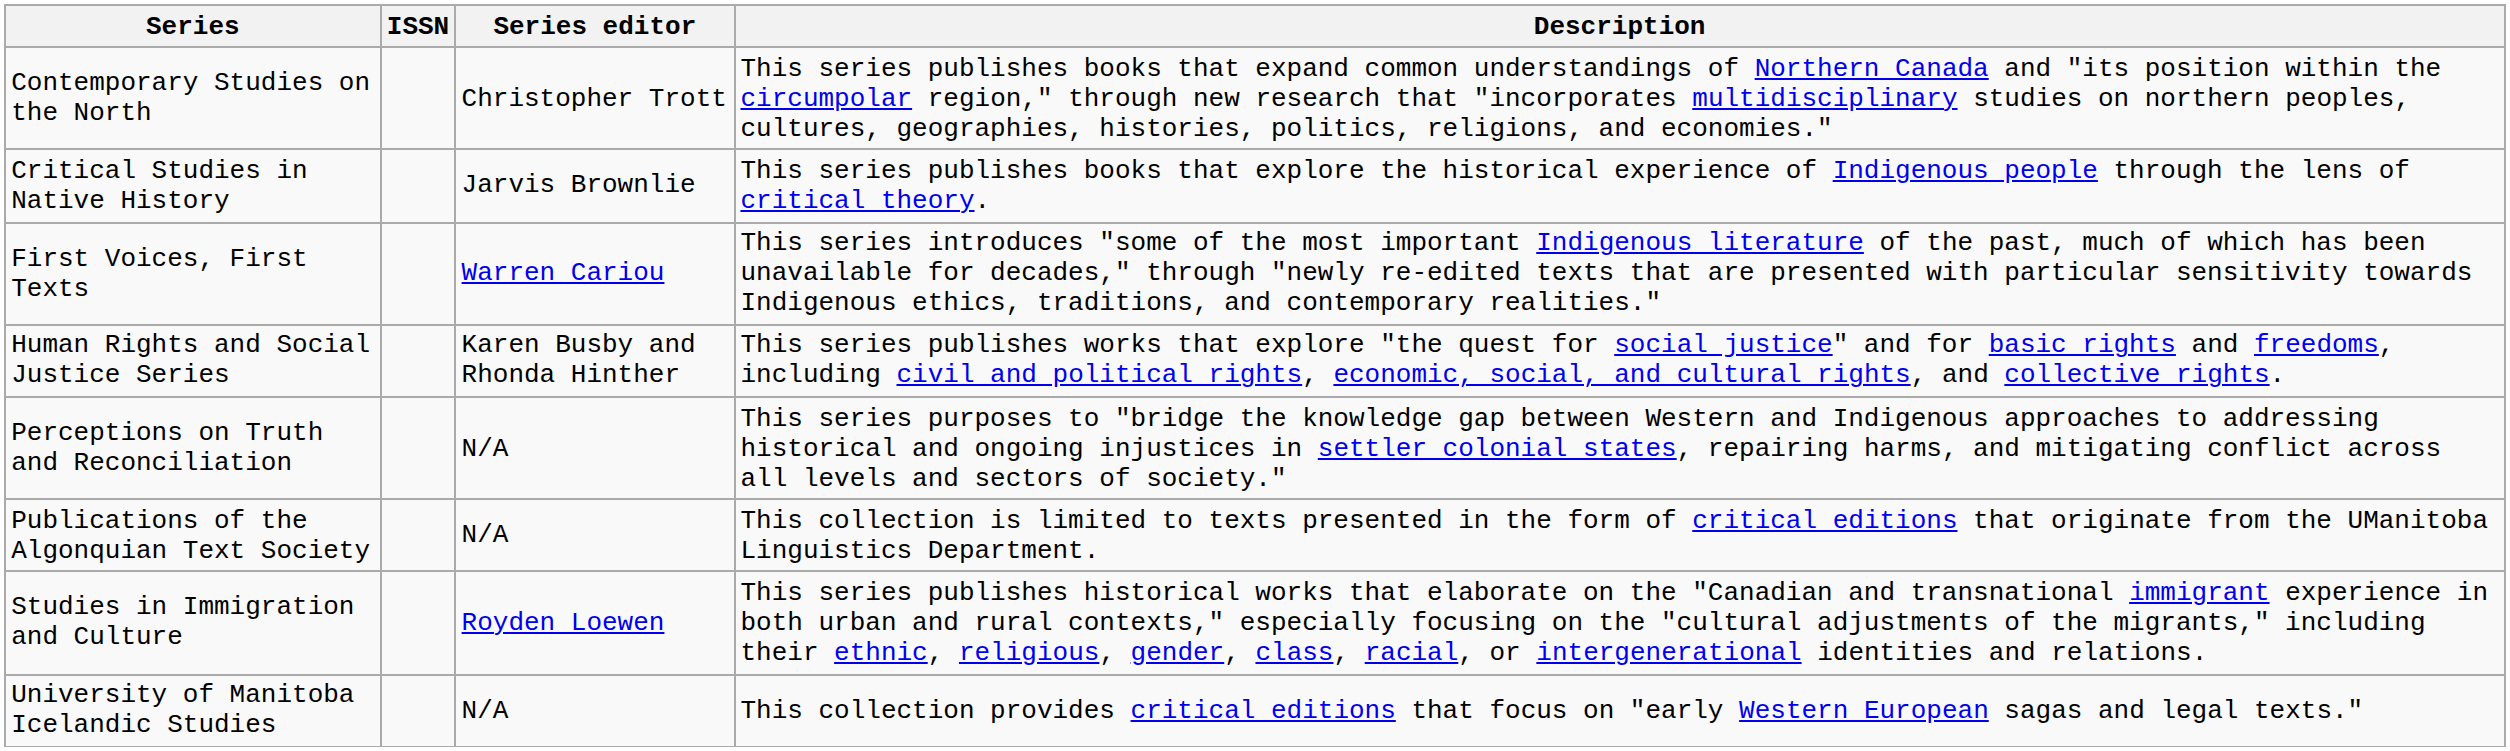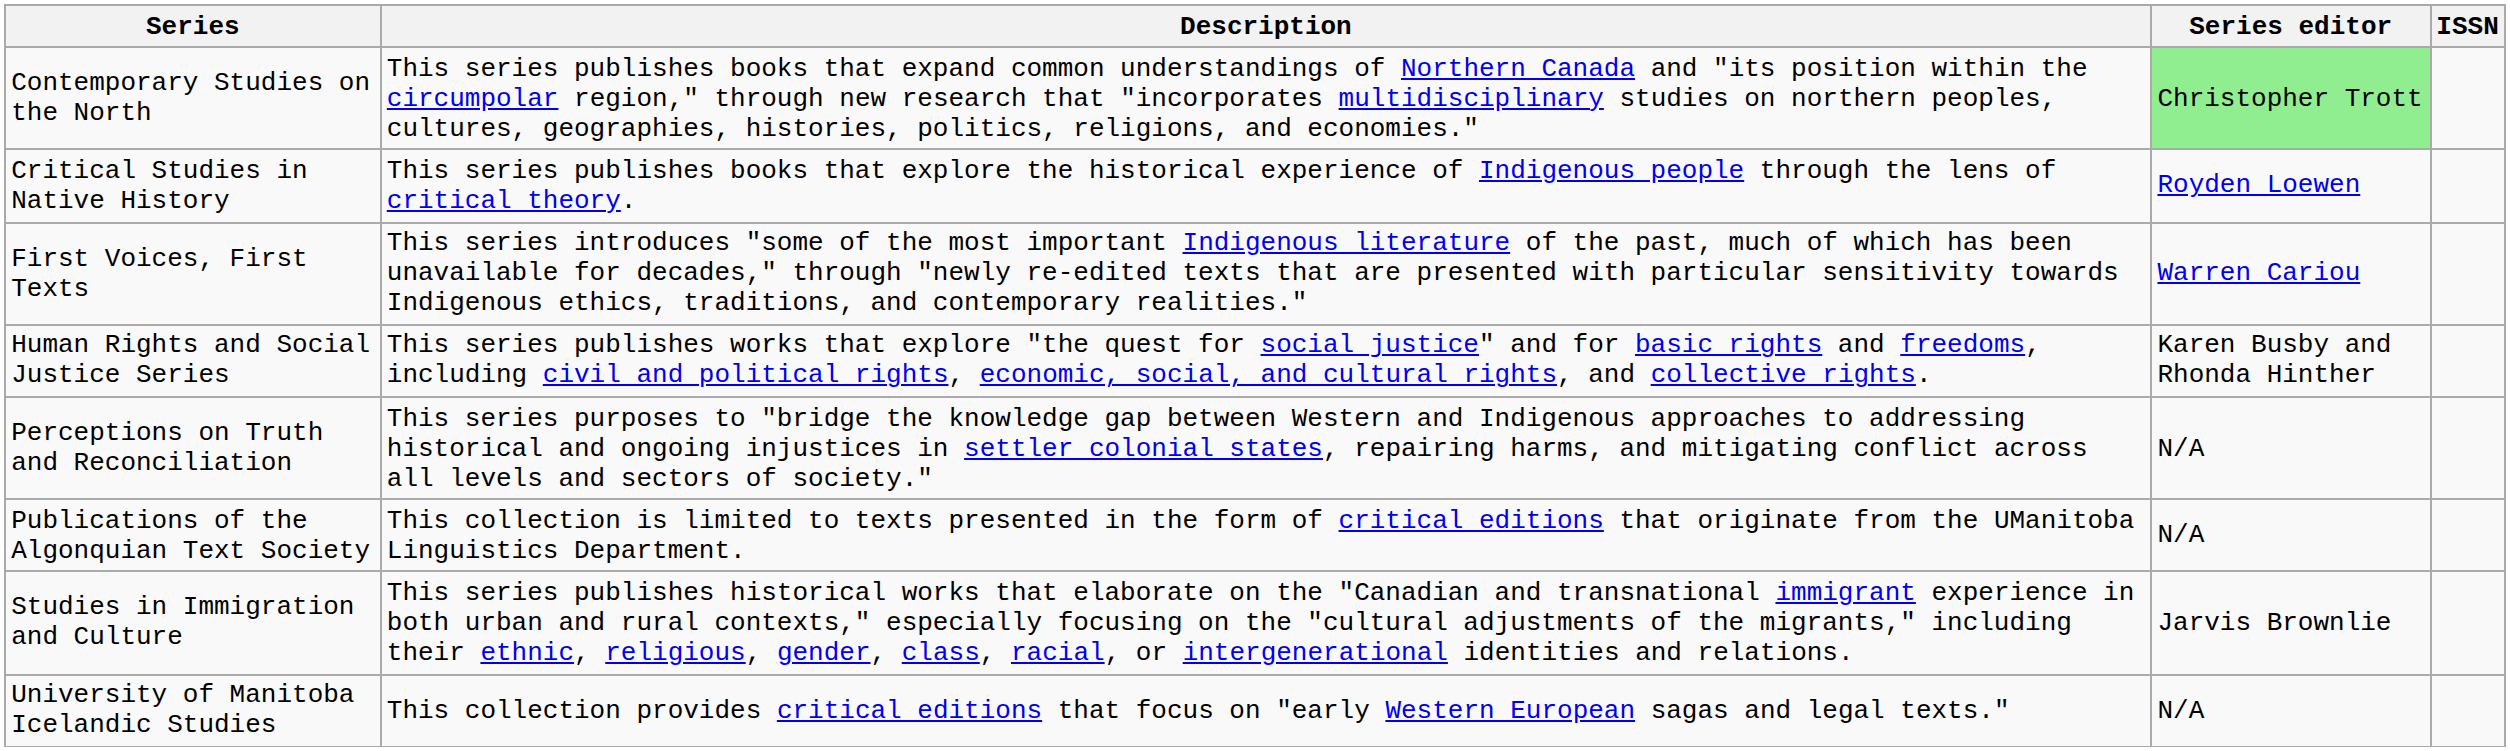columns swapped: (1620, 26) <-> (418, 26)
(594, 99) no background -> (2290, 99) lightgreen background
(579, 186) Jarvis Brownlie -> (2259, 186) Royden Loewen
(563, 623) Royden Loewen -> (2274, 623) Jarvis Brownlie
